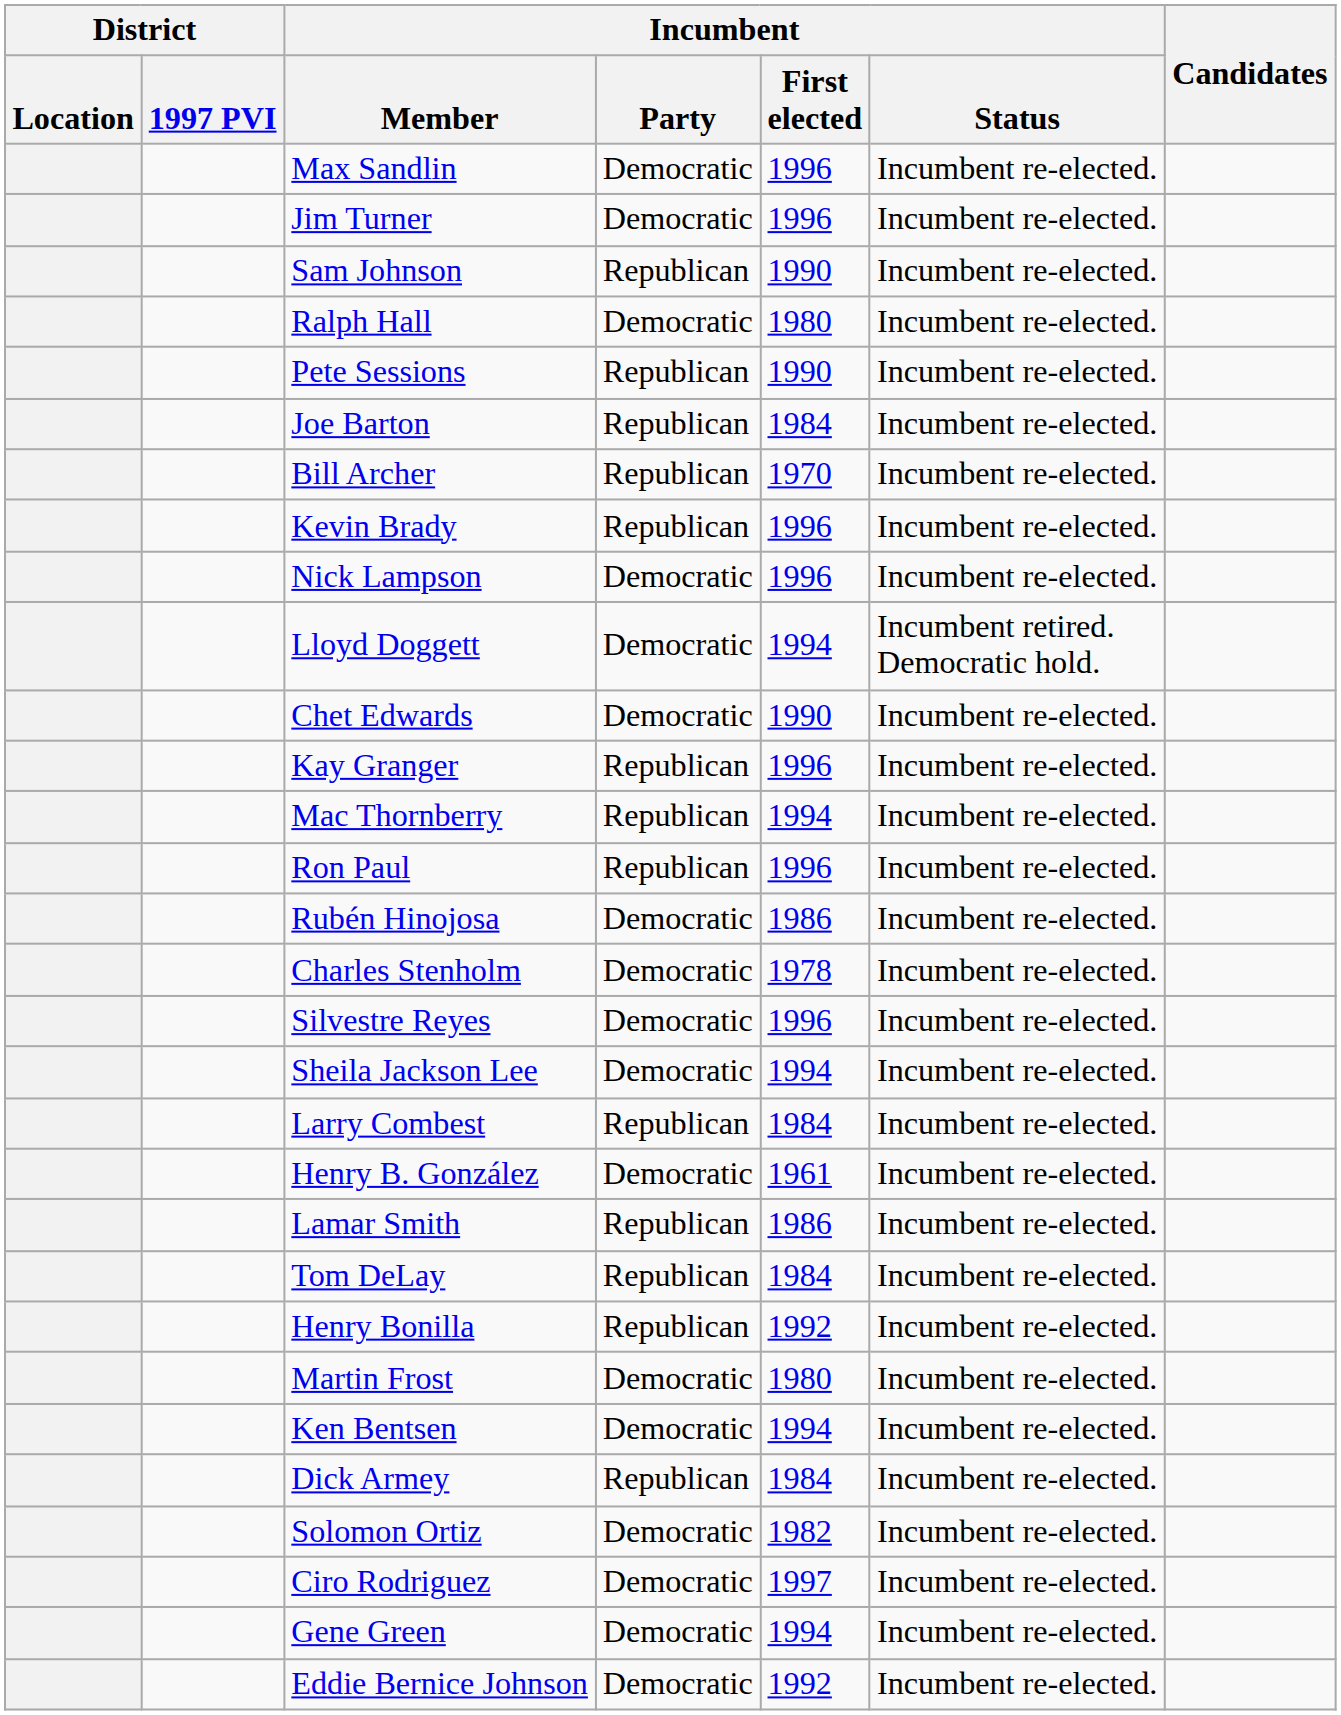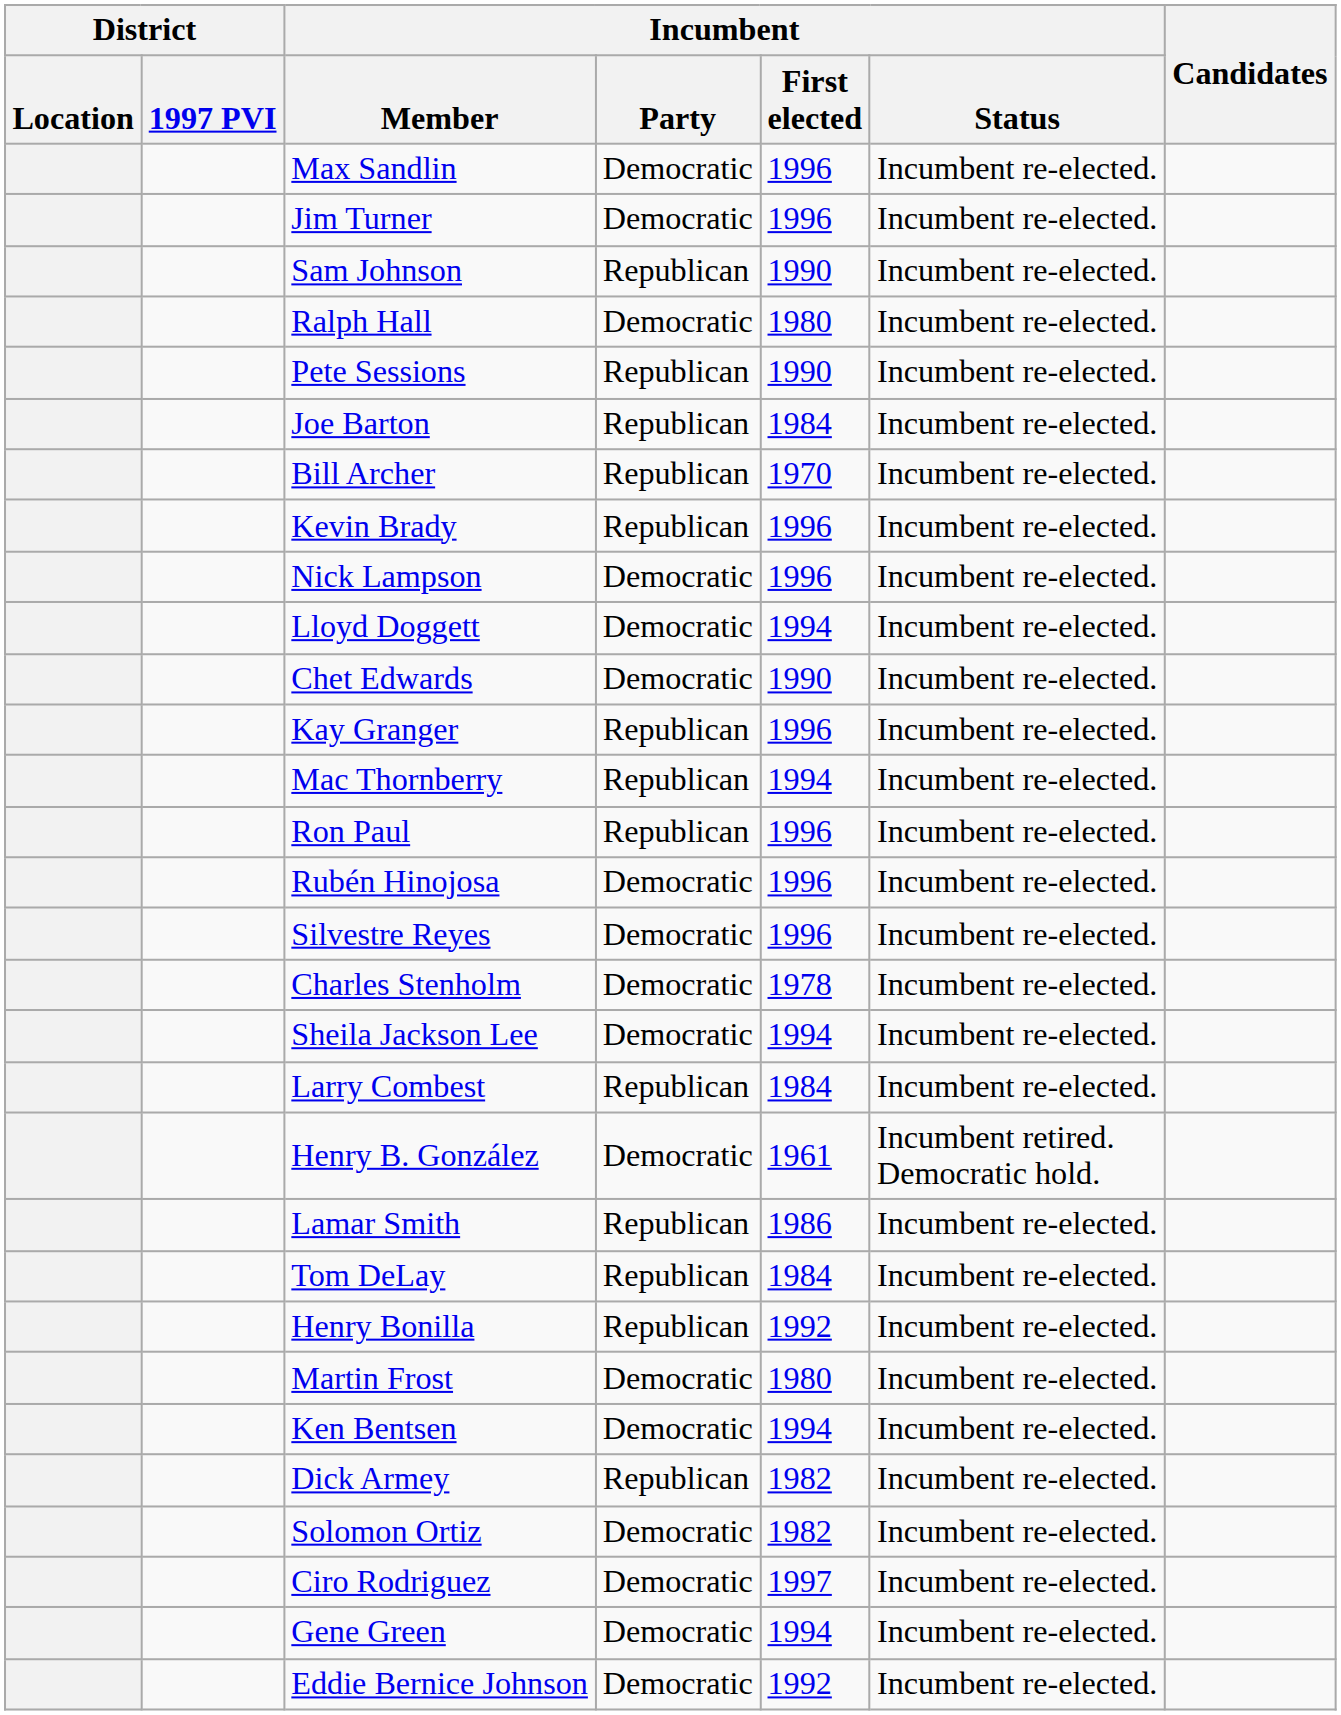(996, 645) Incumbent retired. Democratic hold. -> (1017, 627) Incumbent re-elected.
(800, 918) 1986 -> (800, 882) 1996
rows swapped: (391, 1020) <-> (406, 969)
(1017, 1173) Incumbent re-elected. -> (996, 1155) Incumbent retired. Democratic hold.
(800, 1479) 1984 -> (800, 1479) 1982
